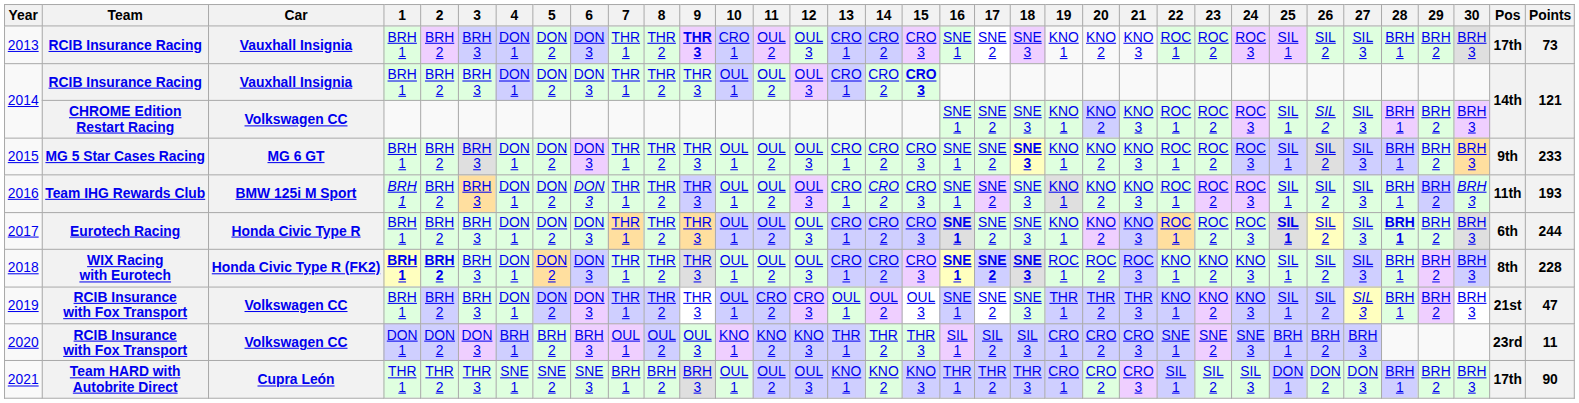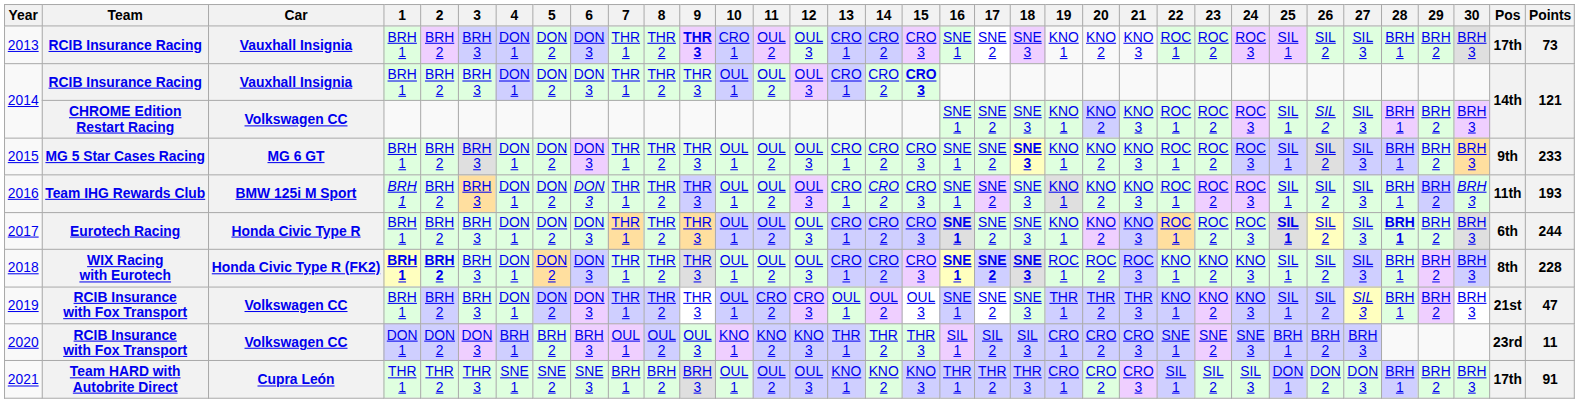(1550, 379) 90 -> (1550, 379) 91
